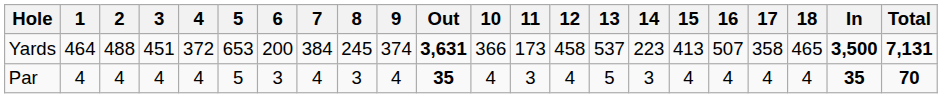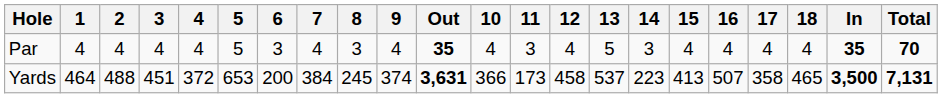rows swapped: (32, 48) <-> (23, 78)
